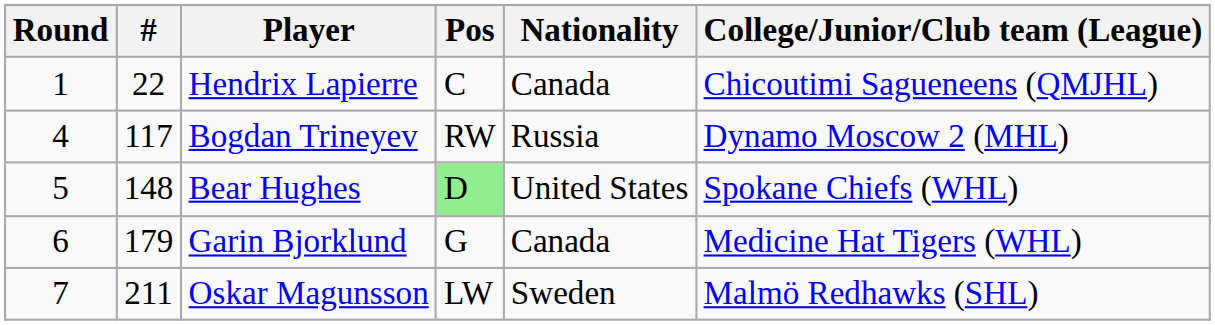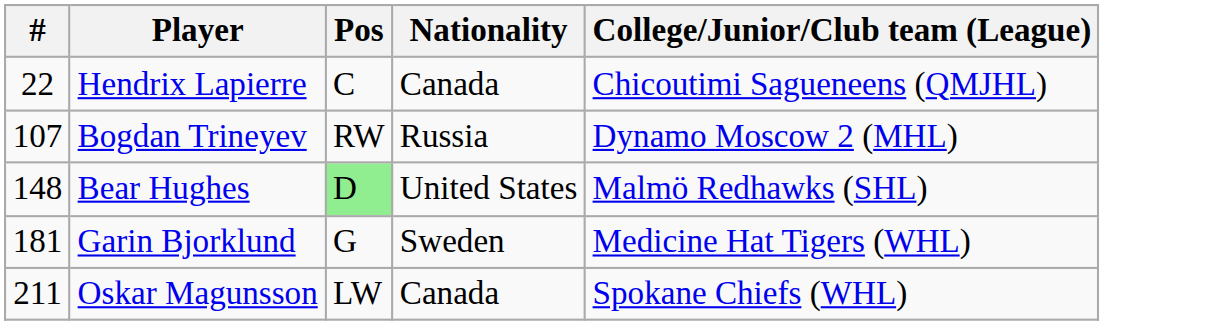- column: (61, 30)
(149, 135) 117 -> (38, 135) 107
(861, 188) Spokane Chiefs (WHL) -> (760, 188) Malmö Redhawks (SHL)
(149, 240) 179 -> (38, 240) 181
(560, 240) Canada -> (452, 240) Sweden
(563, 293) Sweden -> (449, 293) Canada
(871, 293) Malmö Redhawks (SHL) -> (750, 293) Spokane Chiefs (WHL)
